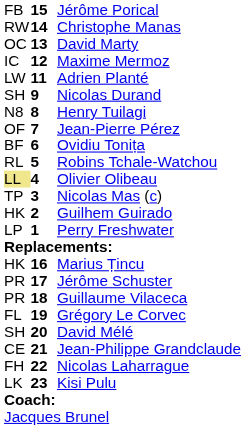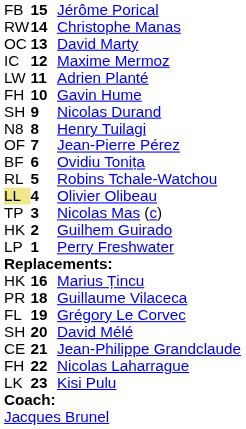+ row: (99, 94)
- row: (115, 281)
